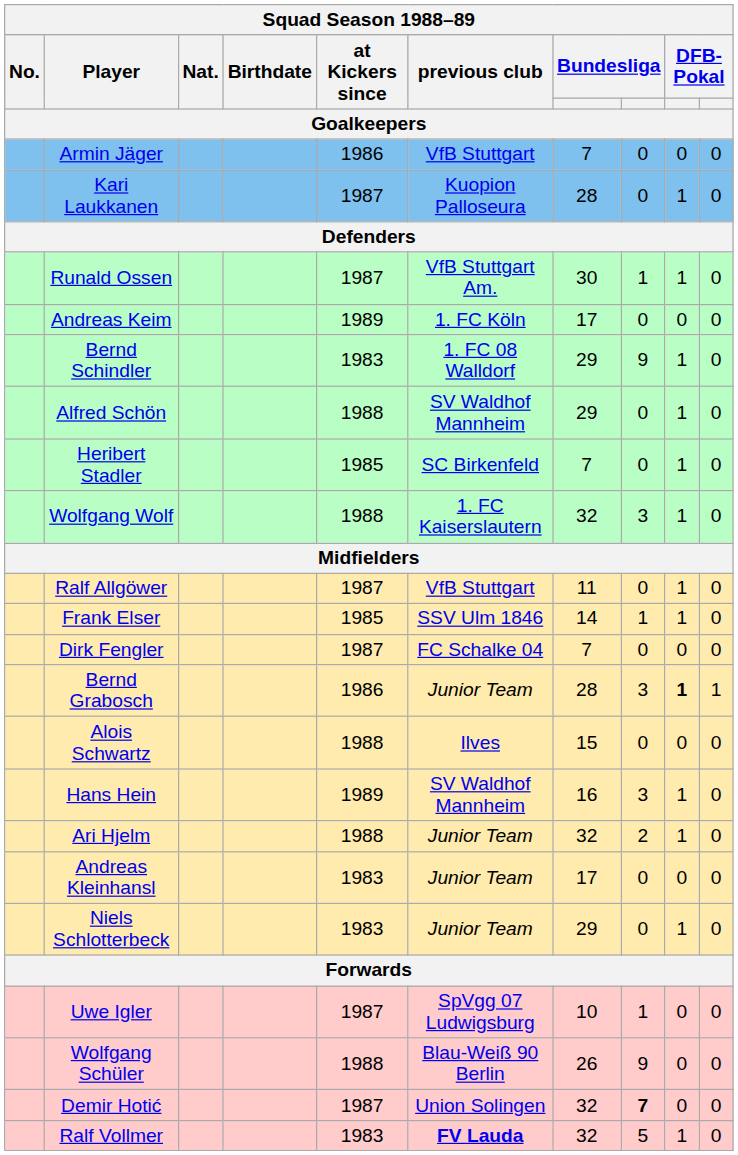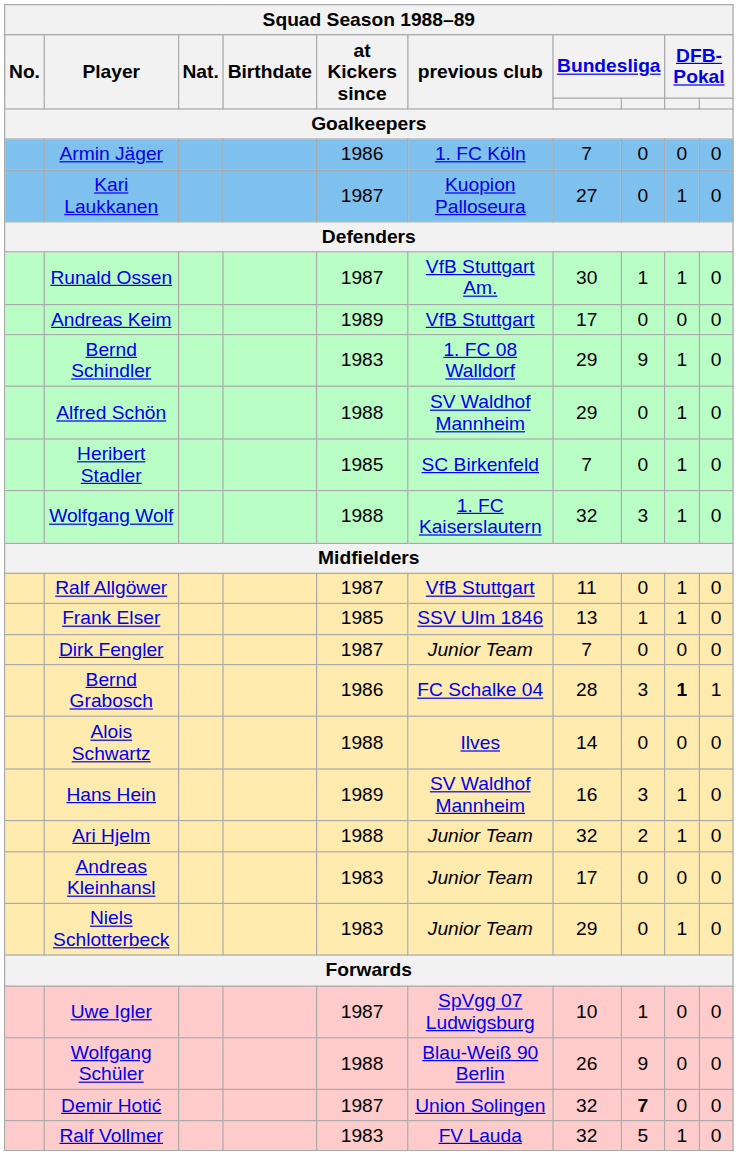(480, 154) VfB Stuttgart -> (480, 154) 1. FC Köln
(587, 195) 28 -> (587, 195) 27
(480, 319) 1. FC Köln -> (480, 319) VfB Stuttgart
(587, 618) 14 -> (587, 618) 13
(480, 649) FC Schalke 04 -> (480, 649) Junior Team
(480, 690) Junior Team -> (480, 690) FC Schalke 04
(587, 742) 15 -> (587, 742) 14
(480, 1135) bold -> (480, 1135) normal
